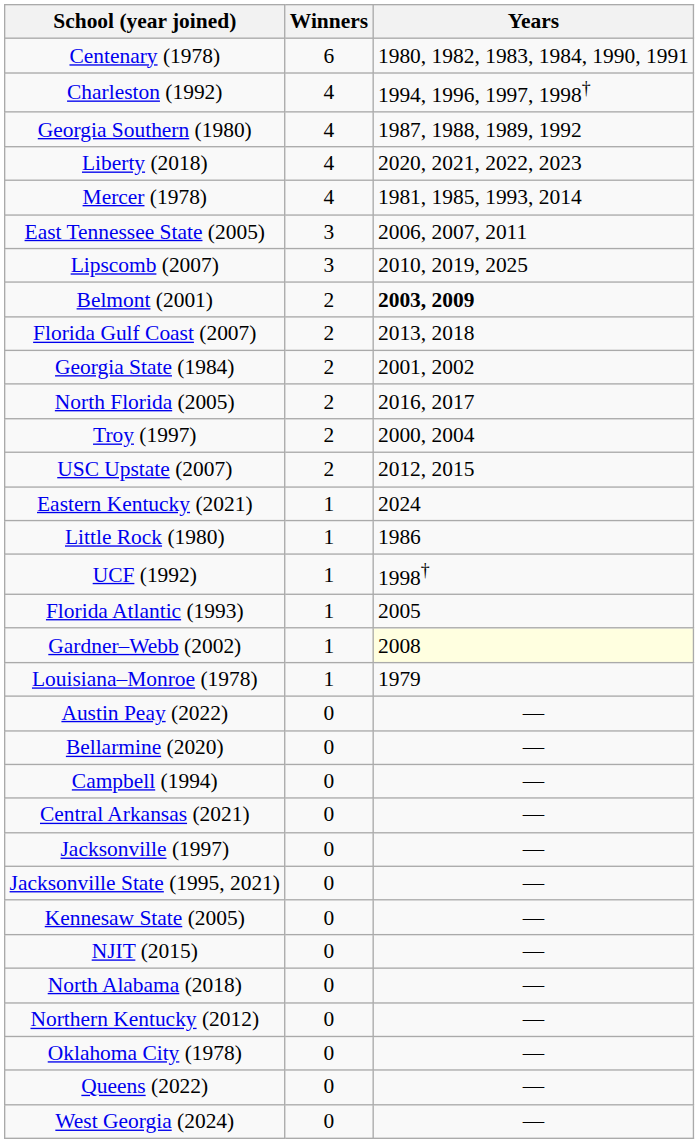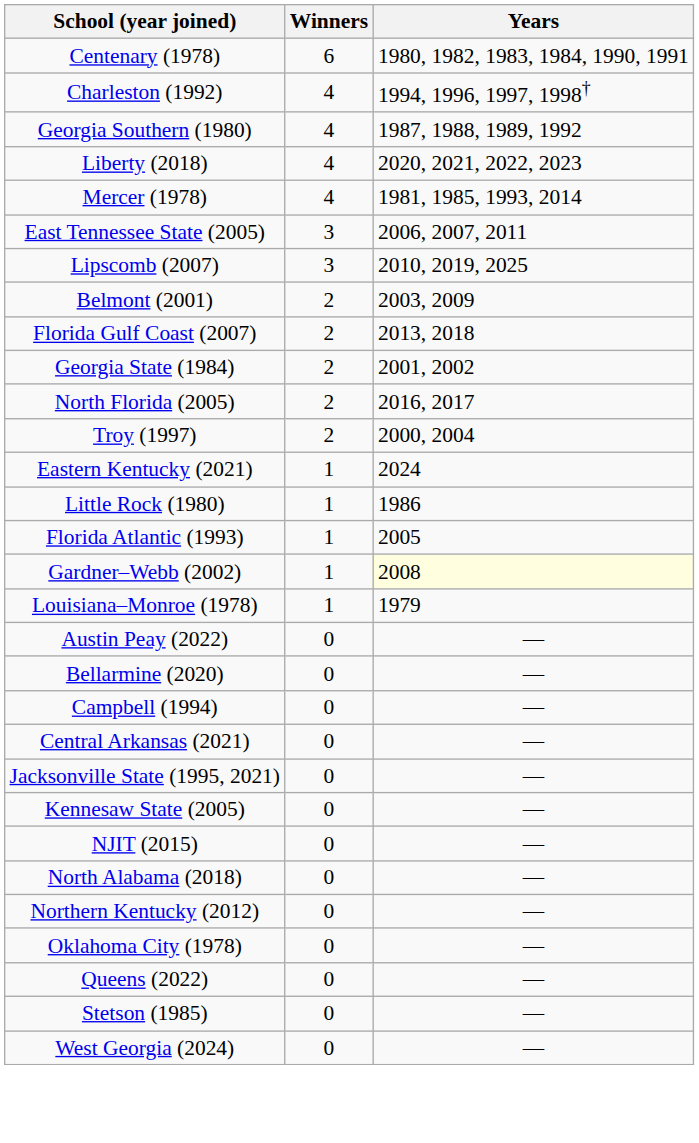(426, 299) bold -> (426, 299) normal
- row: (145, 469)
- row: (145, 574)
- row: (145, 849)
+ row: (145, 1013)
